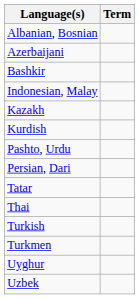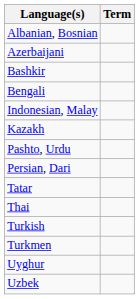+ row: (26, 91)
- row: (27, 129)
